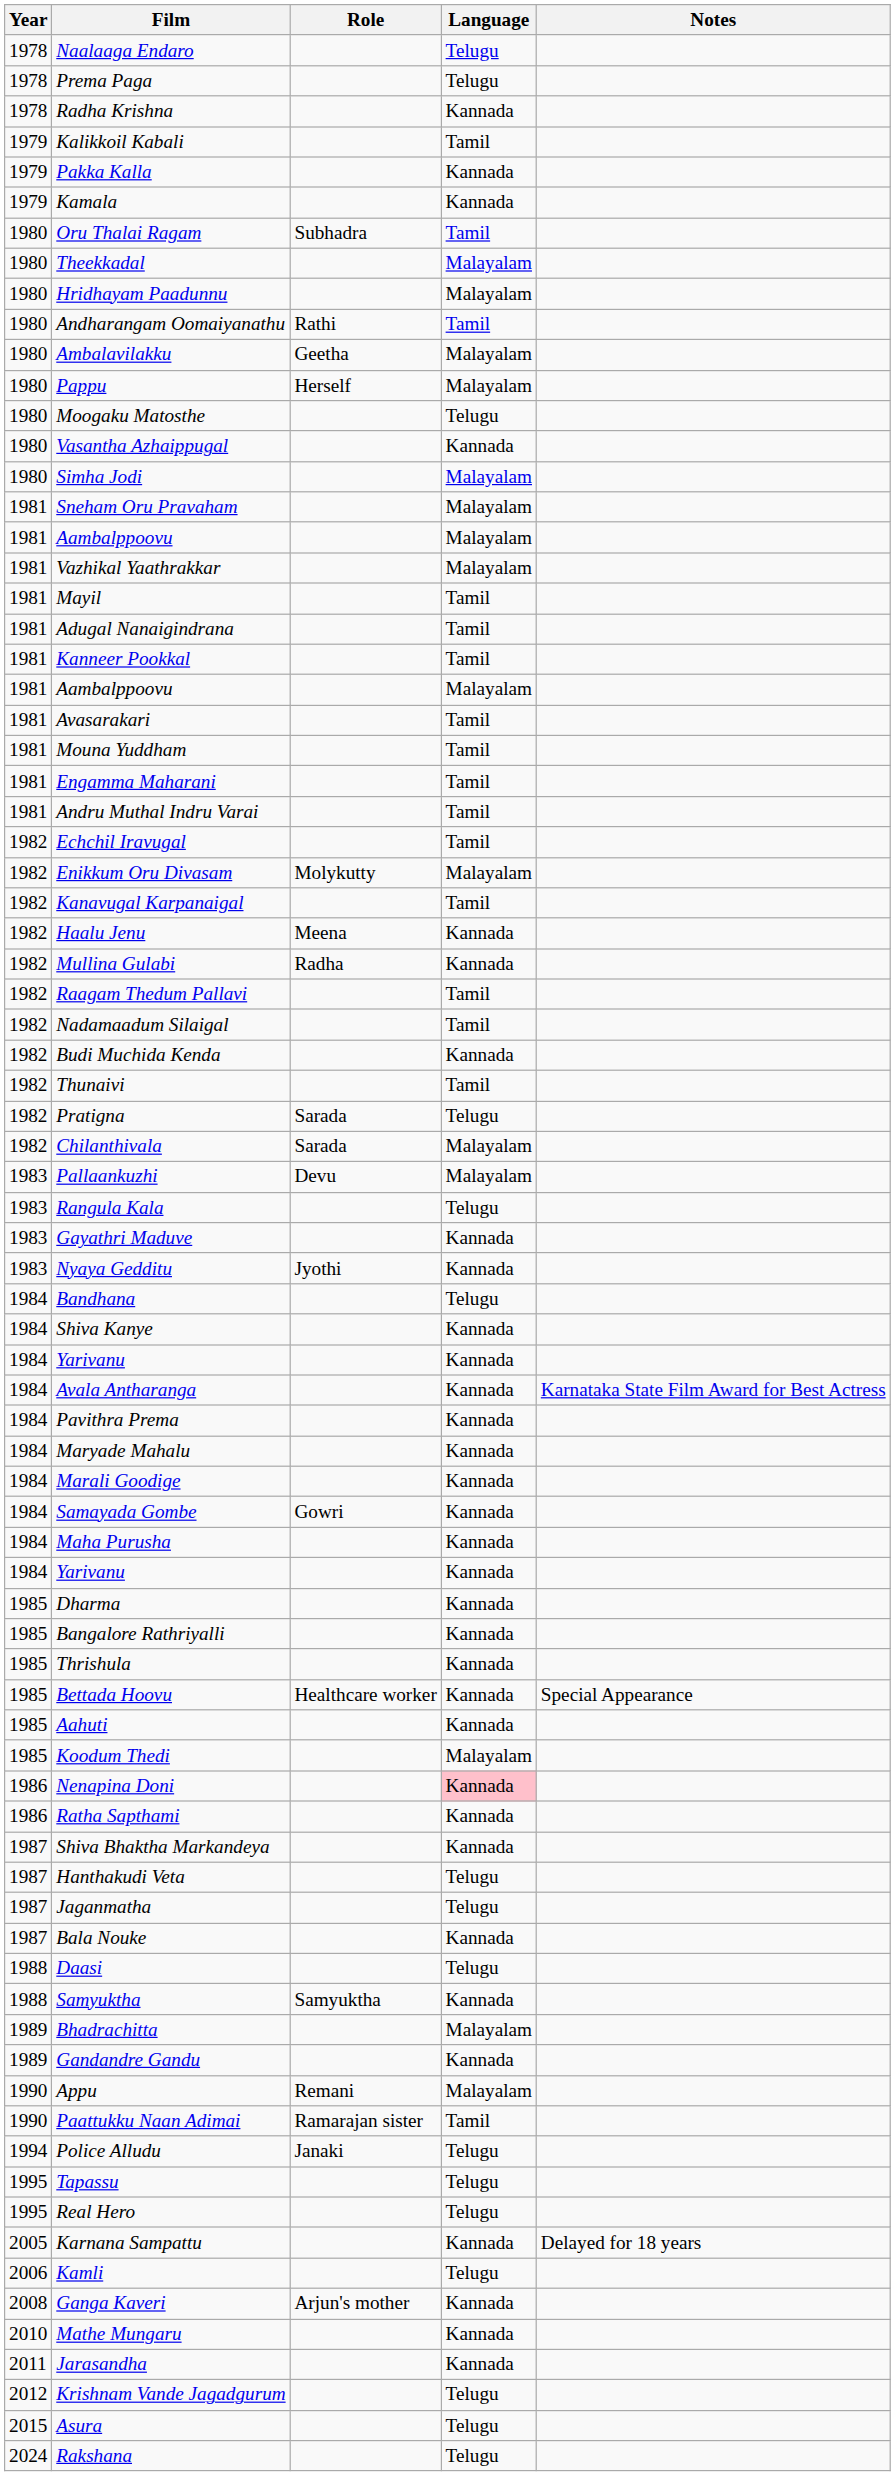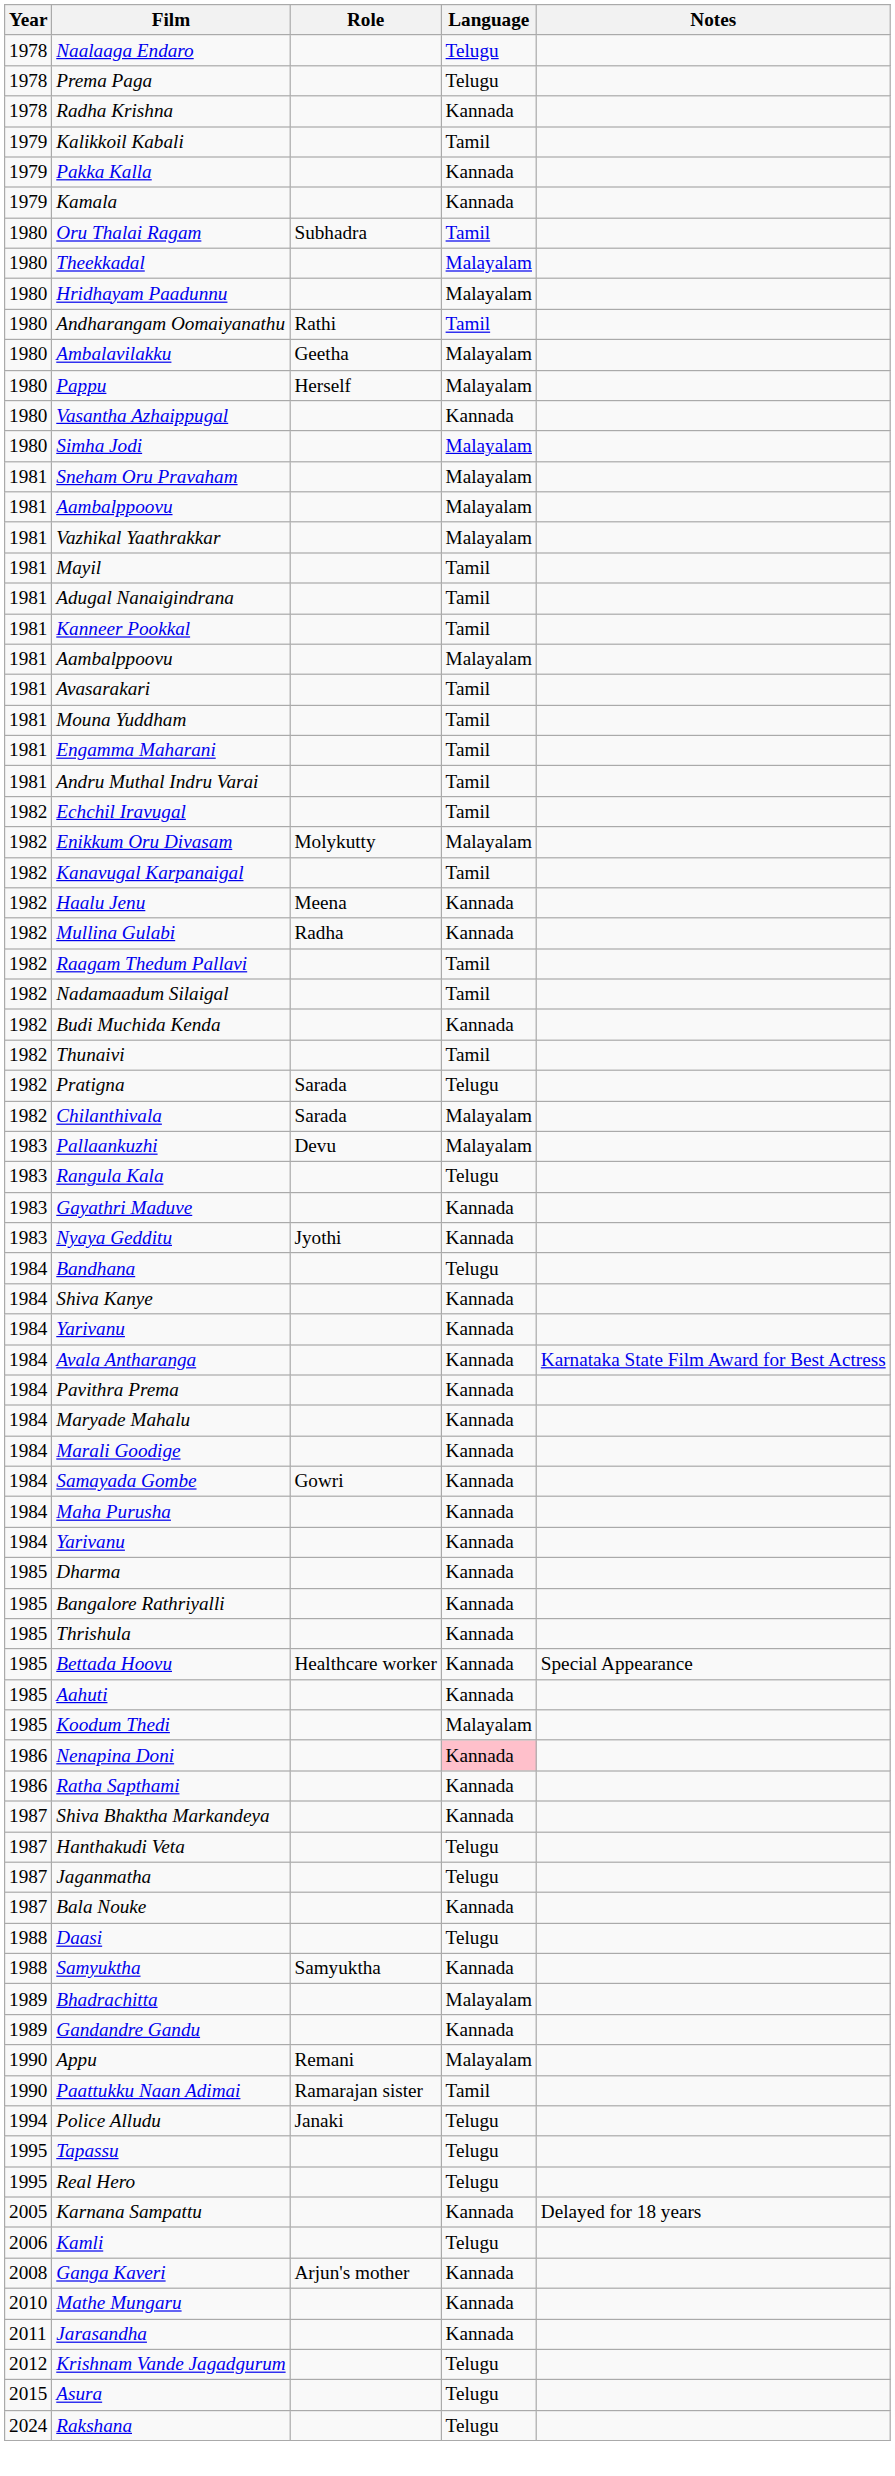- row: (28, 415)
